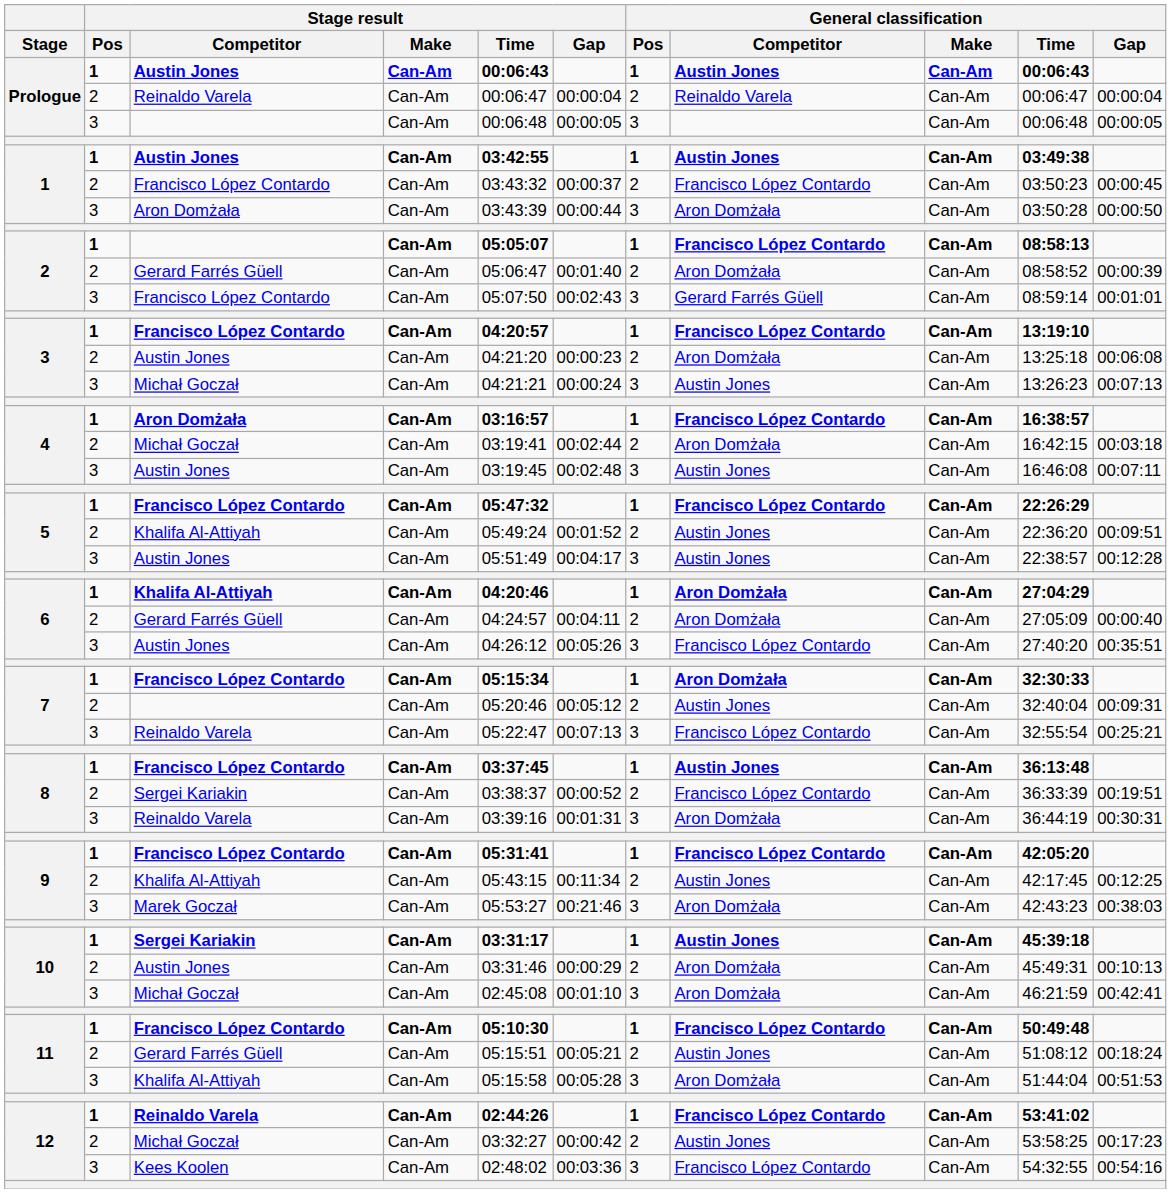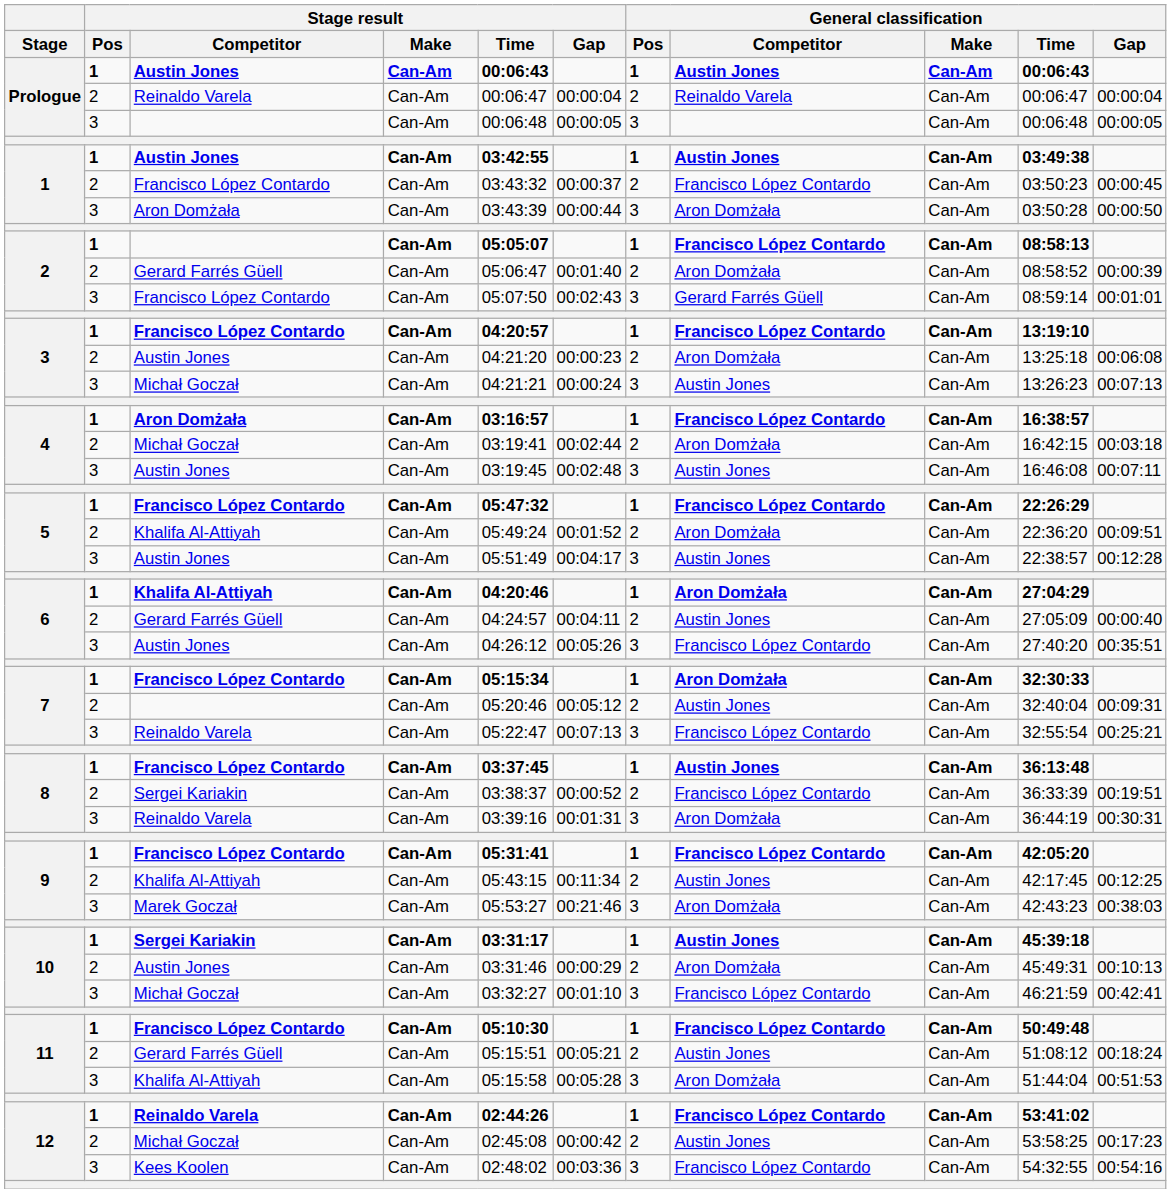(722, 532) Austin Jones -> (727, 532) Aron Domżała
(727, 619) Aron Domżała -> (722, 619) Austin Jones
(514, 993) 02:45:08 -> (514, 993) 03:32:27
(727, 993) Aron Domżała -> (772, 993) Francisco López Contardo
(514, 1141) 03:32:27 -> (514, 1141) 02:45:08
